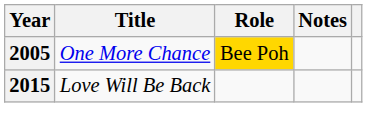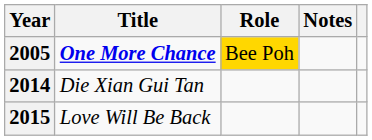(135, 53) normal -> (138, 53) bold
+ row: (30, 85)
